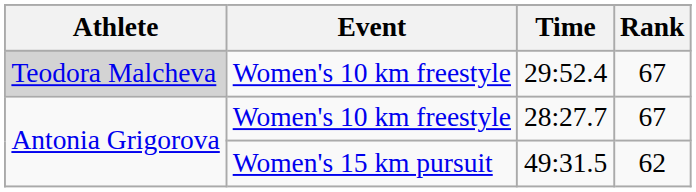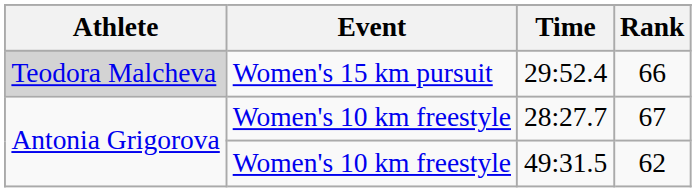(372, 72) Women's 10 km freestyle -> (363, 72) Women's 15 km pursuit
(652, 72) 67 -> (652, 72) 66
(363, 163) Women's 15 km pursuit -> (372, 163) Women's 10 km freestyle
